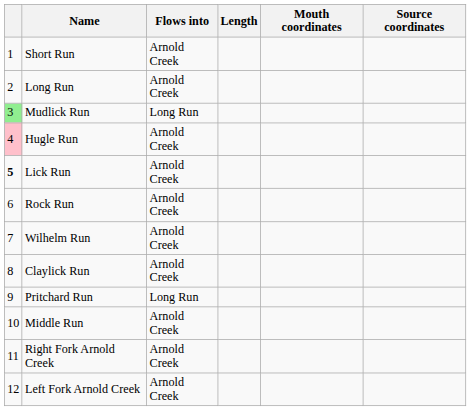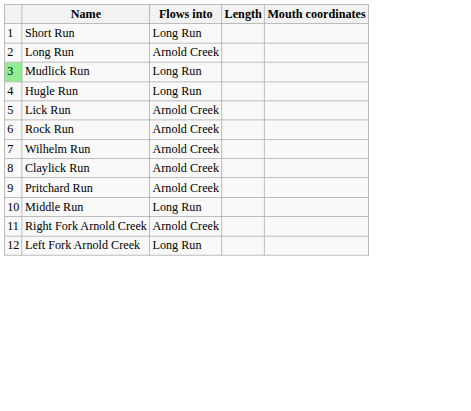- column: (414, 20)
(167, 53) Arnold Creek -> (177, 33) Long Run
(10, 139) pink background -> (10, 91) no background
(167, 139) Arnold Creek -> (177, 91) Long Run
(10, 172) bold -> (10, 110) normal
(174, 297) Long Run -> (186, 187) Arnold Creek
(167, 323) Arnold Creek -> (177, 206) Long Run
(167, 389) Arnold Creek -> (177, 245) Long Run
